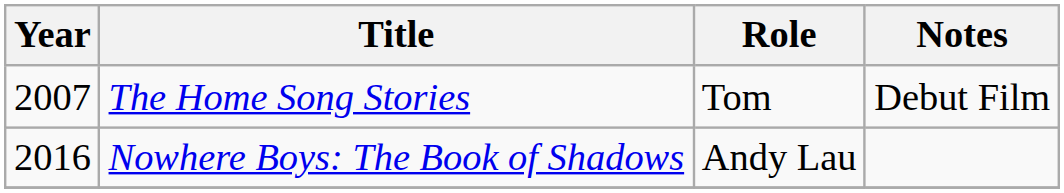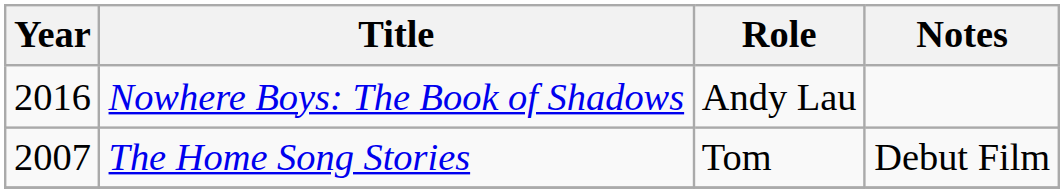rows swapped: (289, 95) <-> (396, 156)
